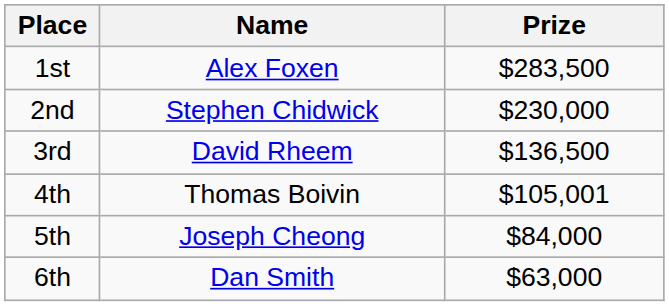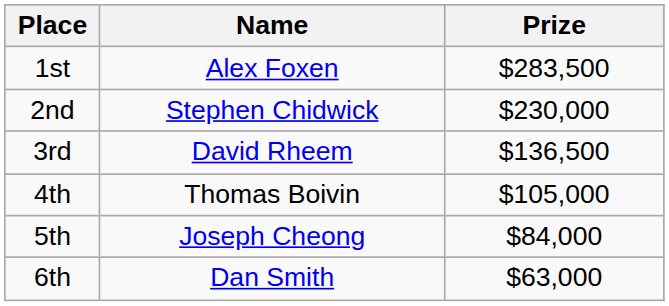(554, 194) $105,001 -> (554, 194) $105,000
